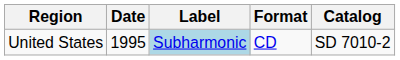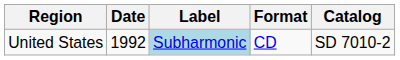(128, 42) 1995 -> (128, 42) 1992
